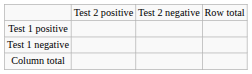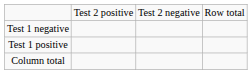rows swapped: (38, 28) <-> (38, 45)
